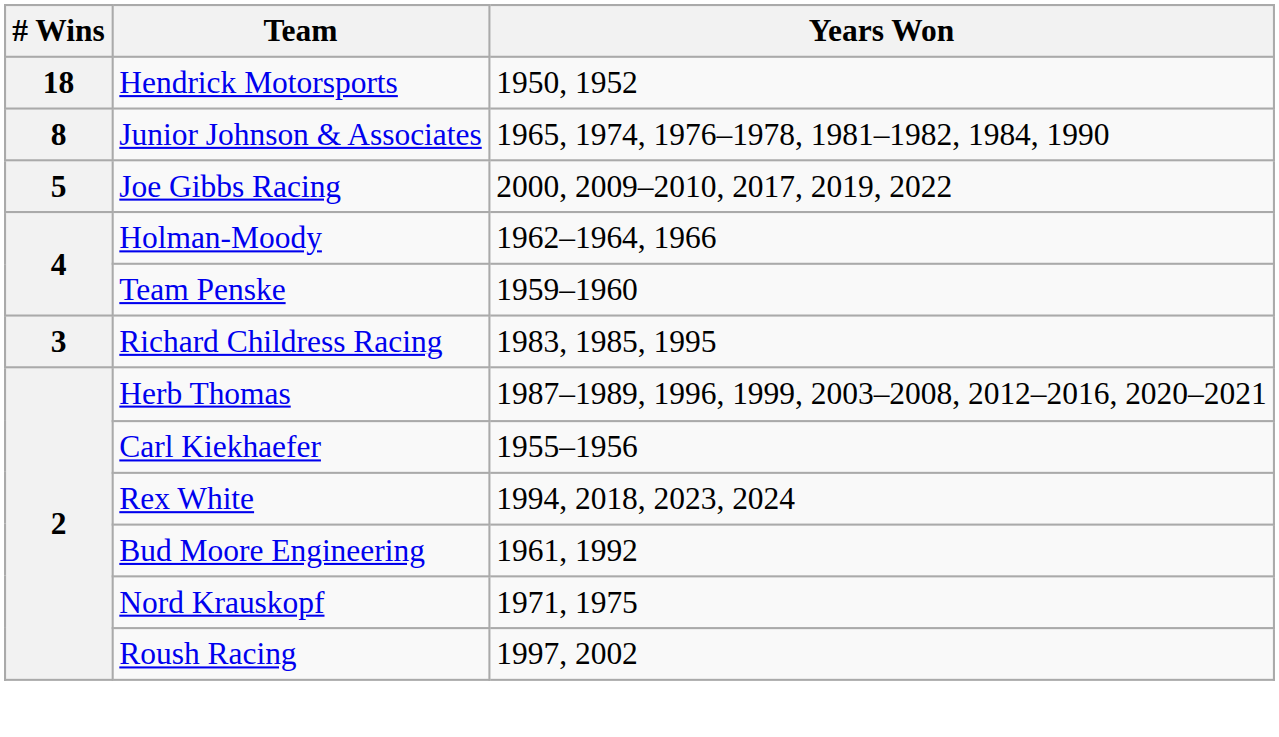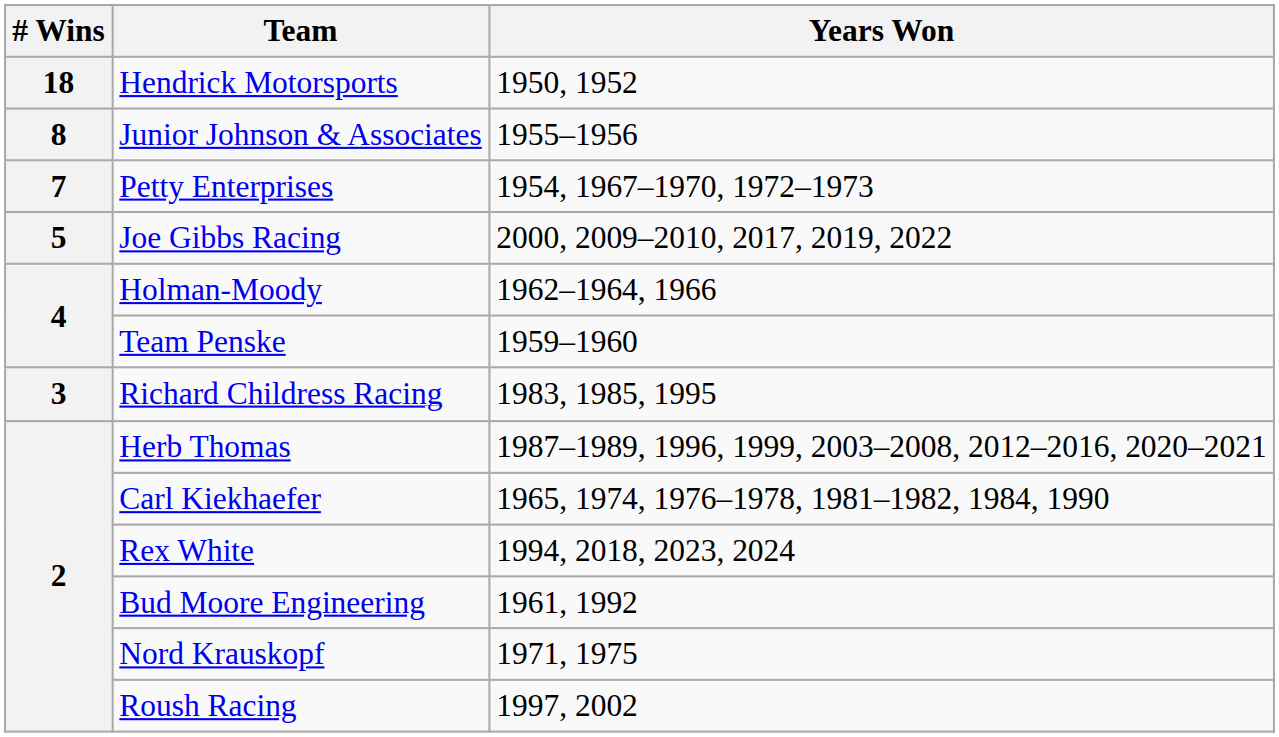(803, 134) 1965, 1974, 1976–1978, 1981–1982, 1984, 1990 -> (567, 134) 1955–1956
+ row: (226, 186)
(567, 445) 1955–1956 -> (803, 497) 1965, 1974, 1976–1978, 1981–1982, 1984, 1990
